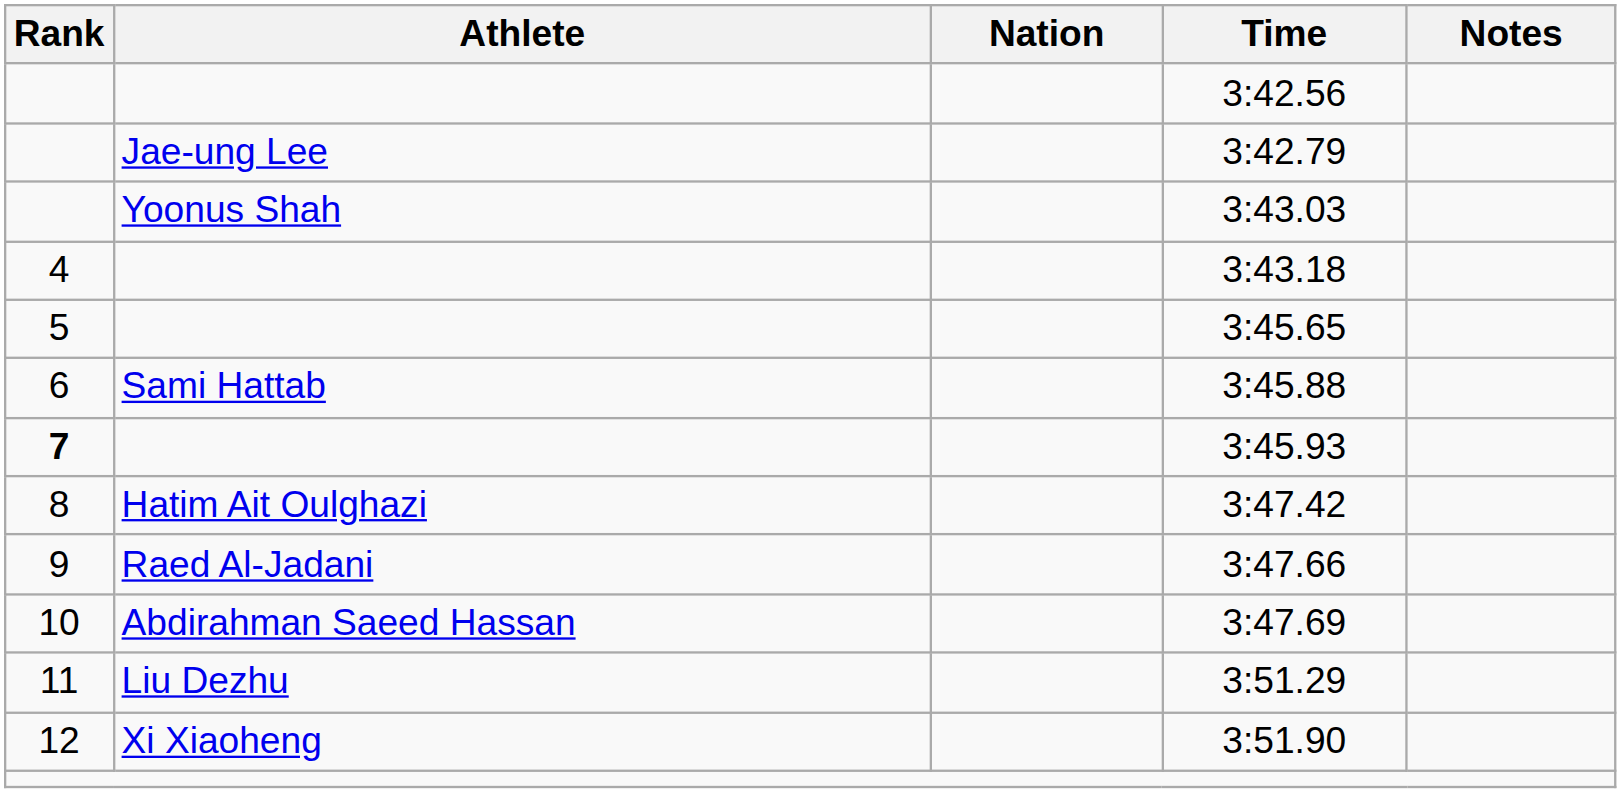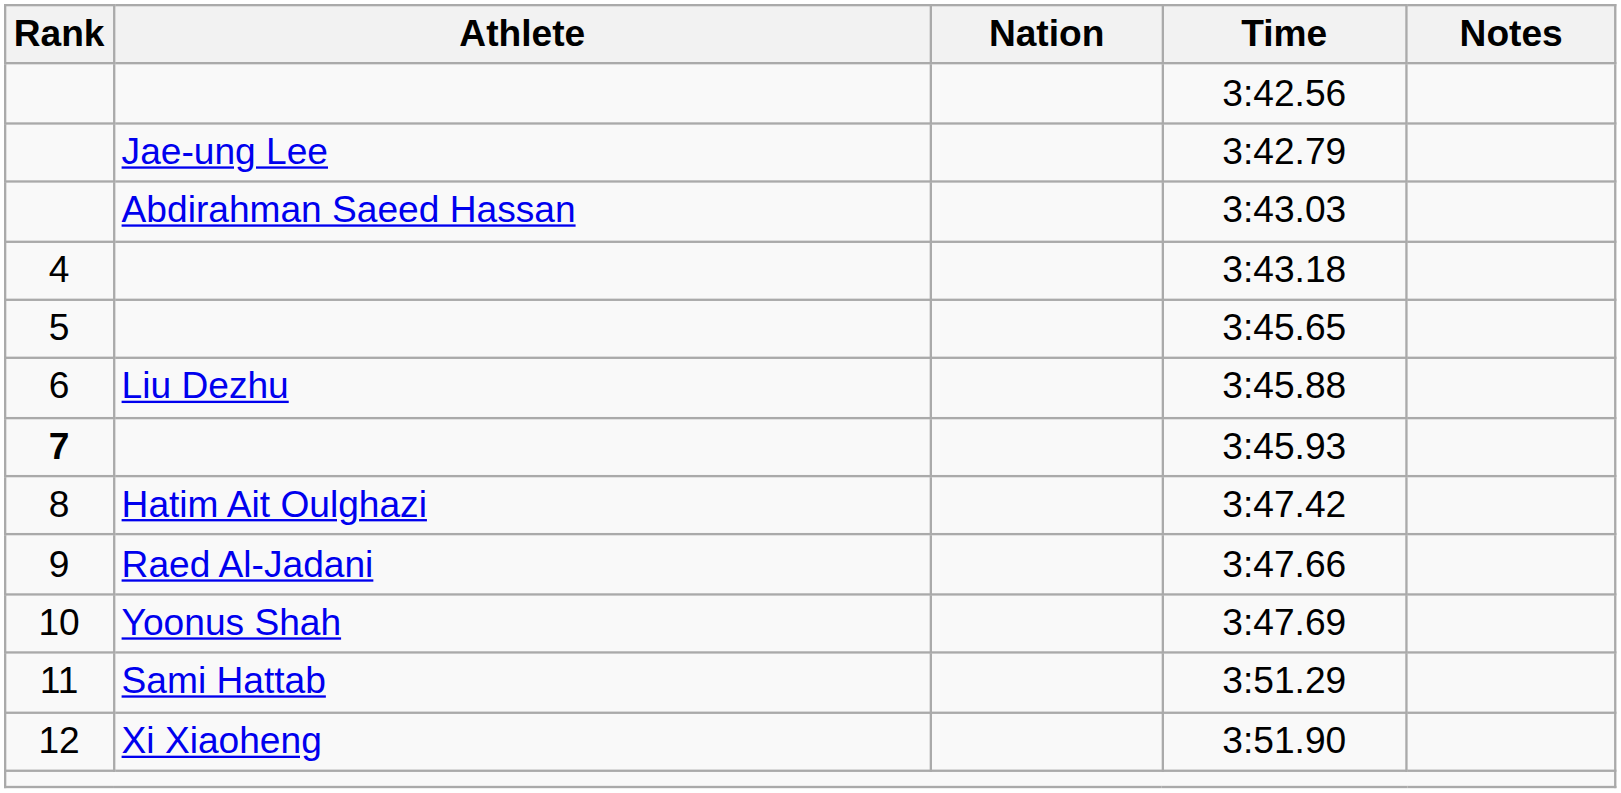(231, 210) Yoonus Shah -> (349, 210) Abdirahman Saeed Hassan
(224, 387) Sami Hattab -> (205, 387) Liu Dezhu
(349, 622) Abdirahman Saeed Hassan -> (231, 622) Yoonus Shah
(205, 681) Liu Dezhu -> (224, 681) Sami Hattab
